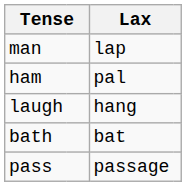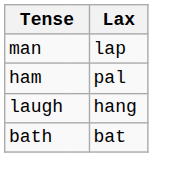- row: (31, 167)
